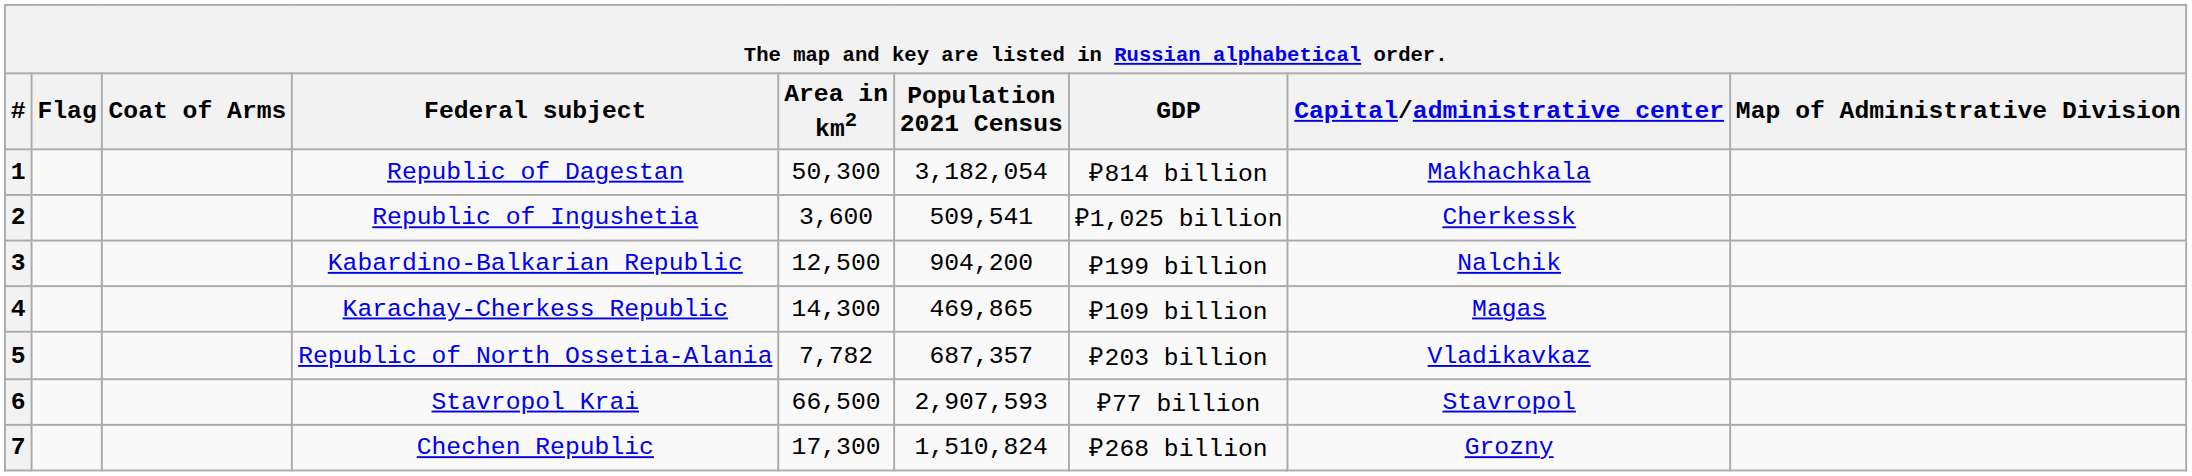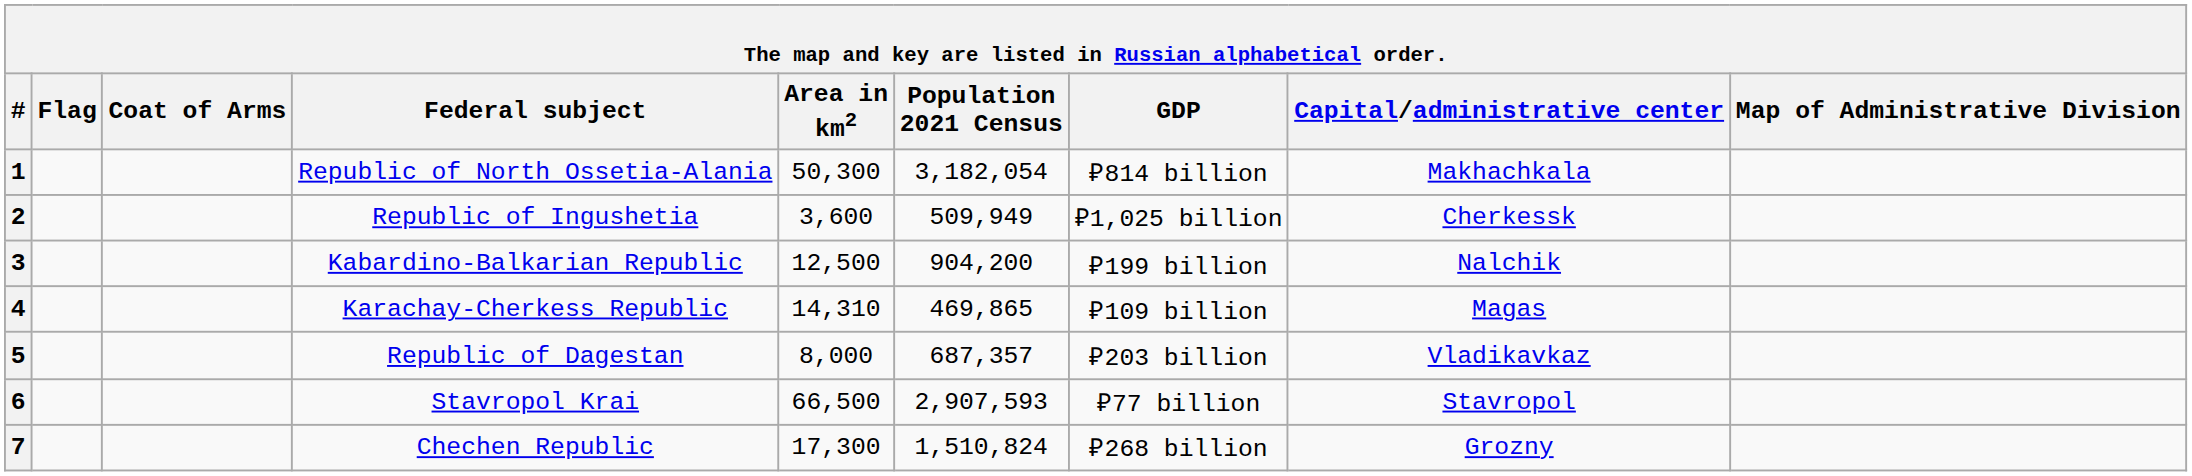(535, 172) Republic of Dagestan -> (535, 172) Republic of North Ossetia-Alania
(981, 218) 509,541 -> (981, 218) 509,949
(836, 310) 14,300 -> (836, 310) 14,310
(535, 356) Republic of North Ossetia-Alania -> (535, 356) Republic of Dagestan
(836, 356) 7,782 -> (836, 356) 8,000
